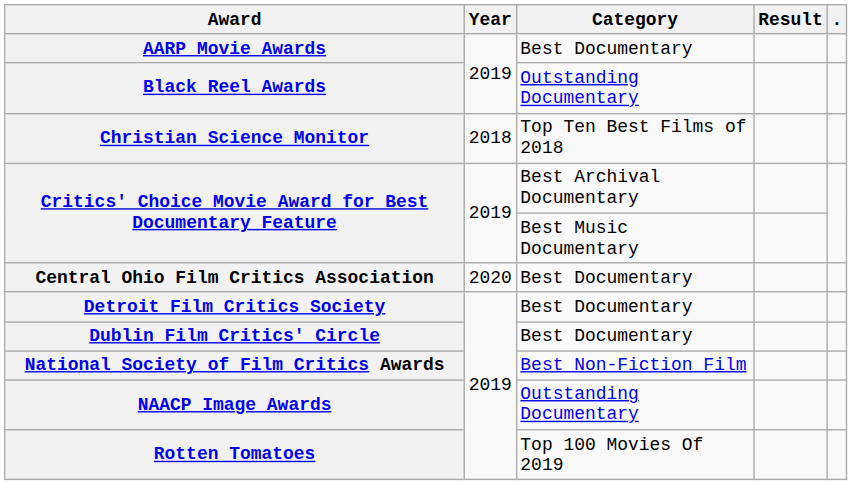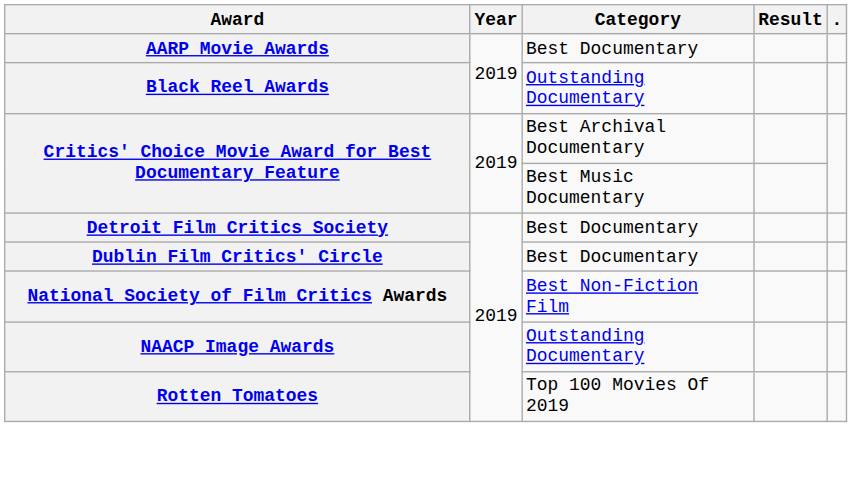- row: (235, 138)
- row: (235, 278)
